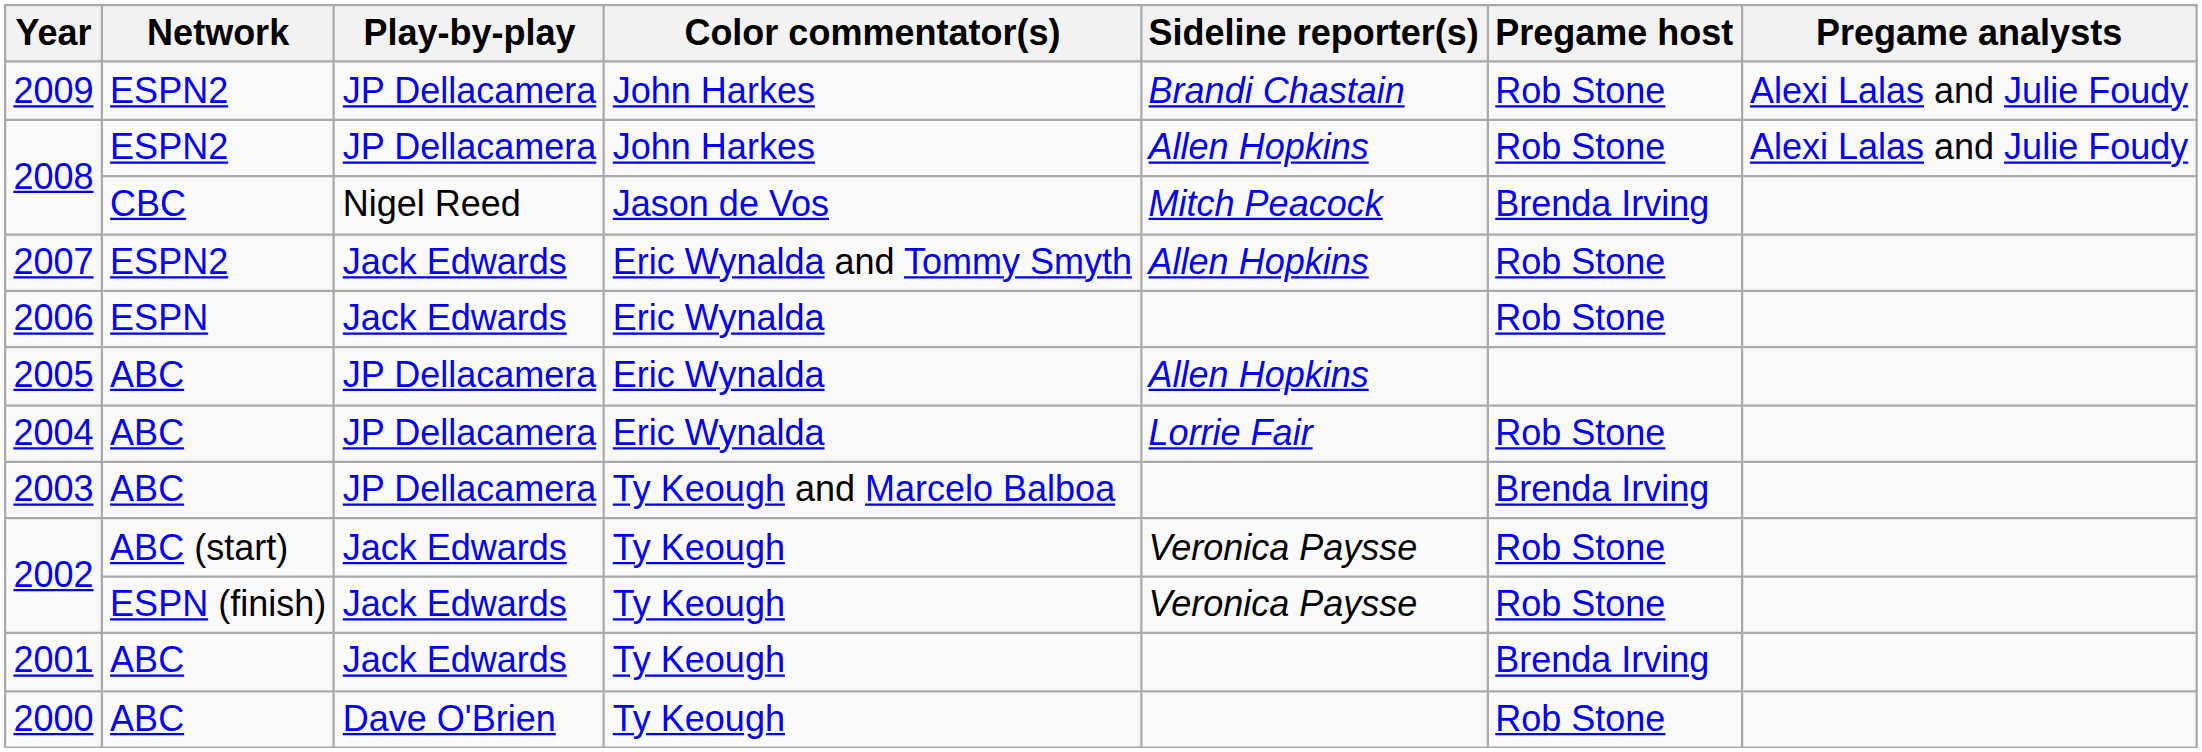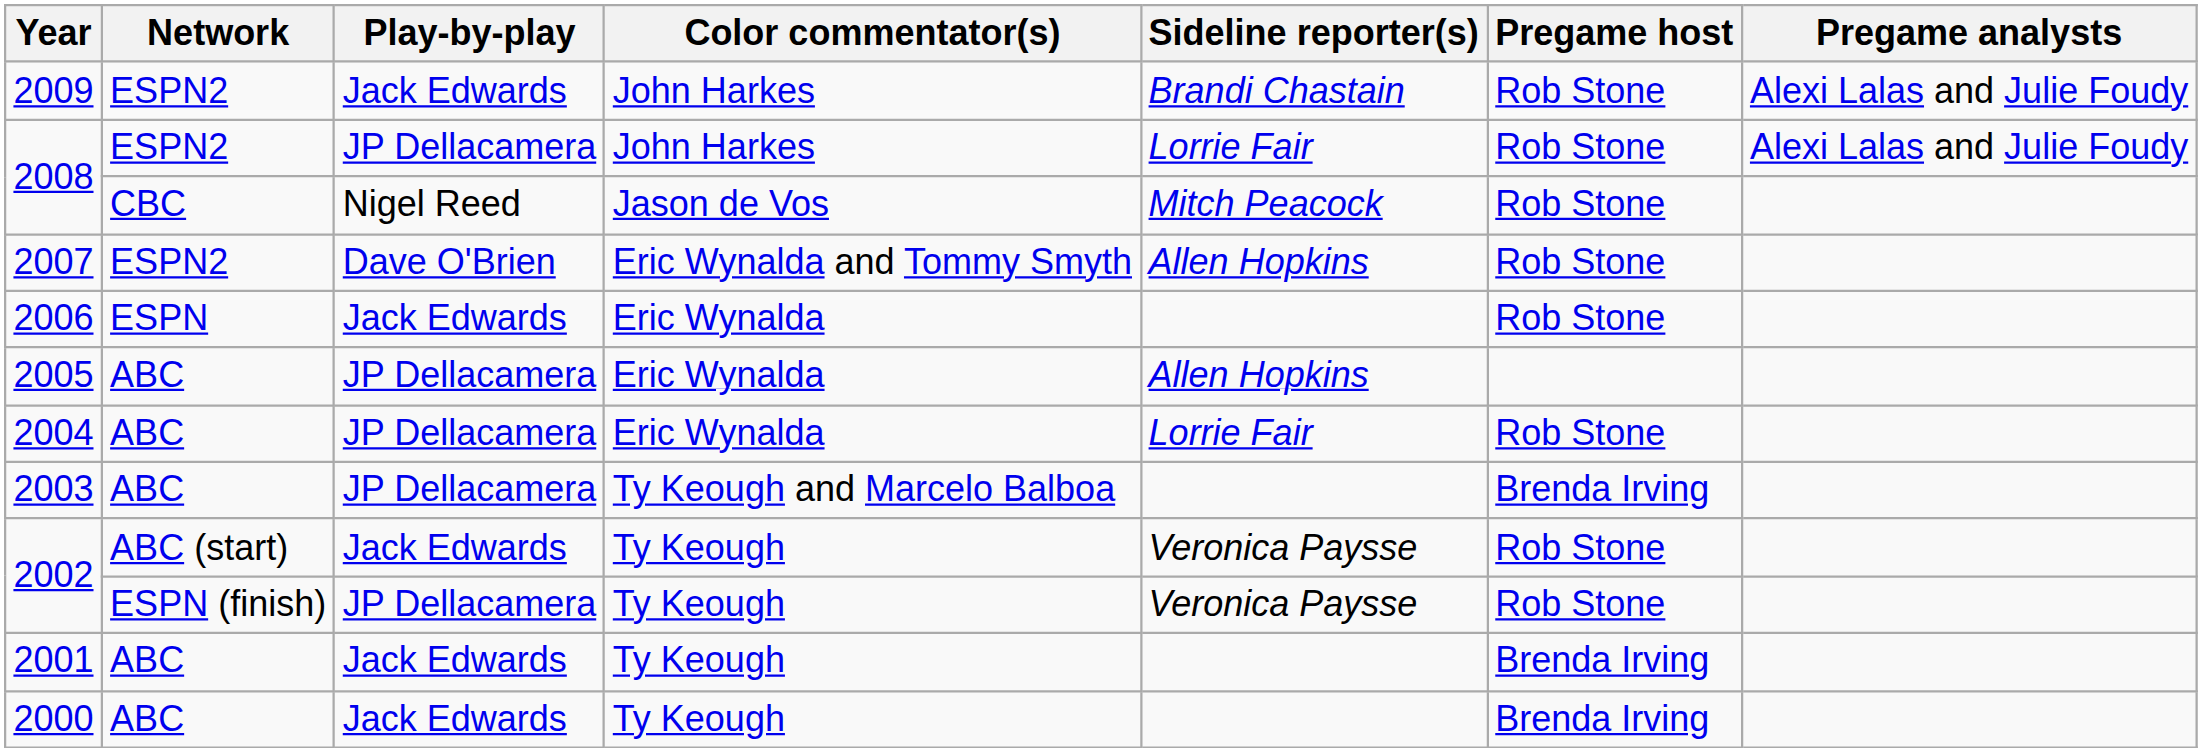(469, 90) JP Dellacamera -> (455, 90) Jack Edwards
(1259, 147) Allen Hopkins -> (1231, 147) Lorrie Fair
(1602, 204) Brenda Irving -> (1580, 204) Rob Stone
(455, 261) Jack Edwards -> (449, 261) Dave O'Brien
(455, 603) Jack Edwards -> (469, 603) JP Dellacamera
(449, 718) Dave O'Brien -> (455, 718) Jack Edwards
(1580, 718) Rob Stone -> (1602, 718) Brenda Irving
